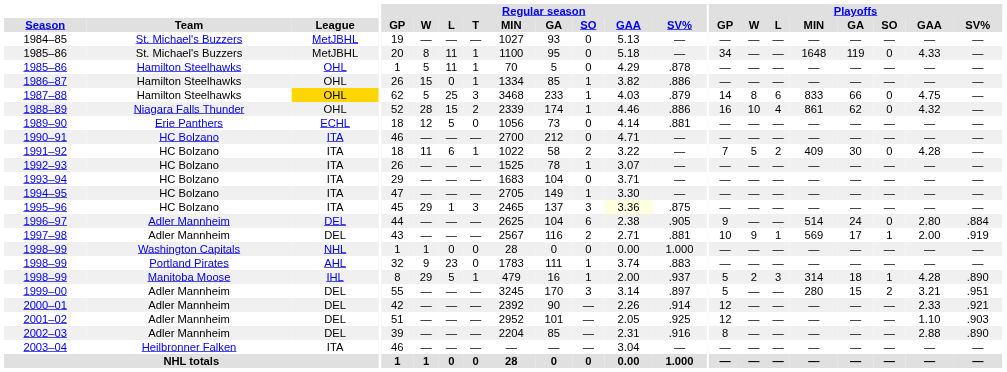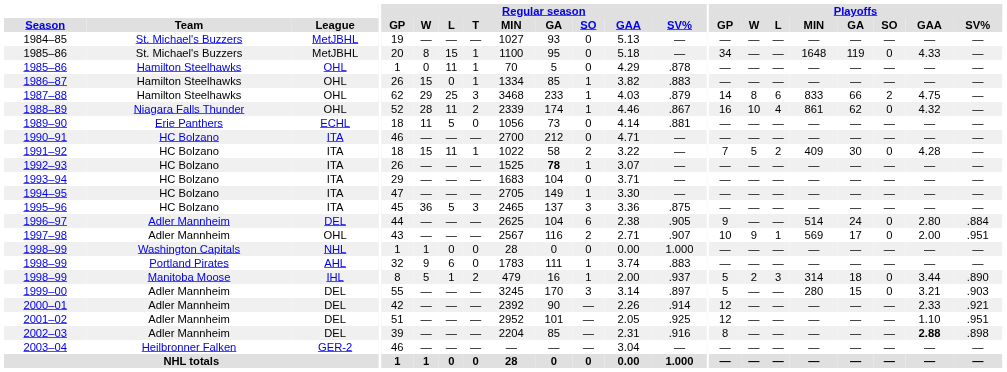(451, 53) 11 -> (451, 53) 15
(426, 67) 5 -> (426, 67) 0
(680, 81) .886 -> (680, 81) .883
(335, 95) gold background -> (335, 95) no background
(426, 95) 5 -> (426, 95) 29
(889, 95) 0 -> (889, 95) 2
(451, 109) 15 -> (451, 109) 11
(680, 109) .886 -> (680, 109) .867
(426, 123) 12 -> (426, 123) 11
(426, 151) 11 -> (426, 151) 15
(451, 151) 6 -> (451, 151) 11
(554, 165) normal -> (554, 165) bold
(426, 207) 29 -> (426, 207) 36
(451, 207) 1 -> (451, 207) 5
(629, 207) lightyellow background -> (629, 207) no background
(335, 235) DEL -> (335, 235) OHL
(680, 235) .881 -> (680, 235) .907
(889, 235) 1 -> (889, 235) 0
(978, 235) .919 -> (978, 235) .951
(451, 263) 23 -> (451, 263) 6
(426, 277) 29 -> (426, 277) 5
(451, 277) 5 -> (451, 277) 1
(476, 277) 1 -> (476, 277) 2
(889, 277) 1 -> (889, 277) 0
(930, 277) 4.28 -> (930, 277) 3.44
(889, 291) 2 -> (889, 291) 0
(978, 291) .951 -> (978, 291) .903
(978, 319) .903 -> (978, 319) .951
(930, 333) normal -> (930, 333) bold
(978, 333) .890 -> (978, 333) .898
(335, 347) ITA -> (335, 347) GER-2
